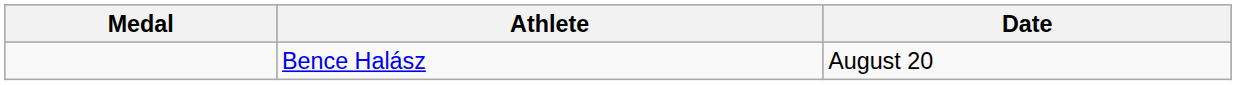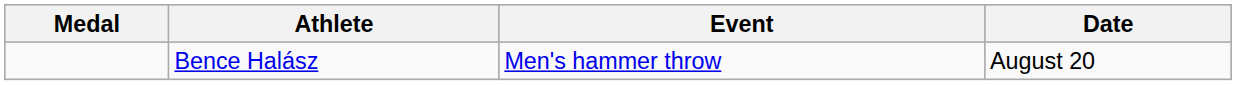+ column: (742, 24)
